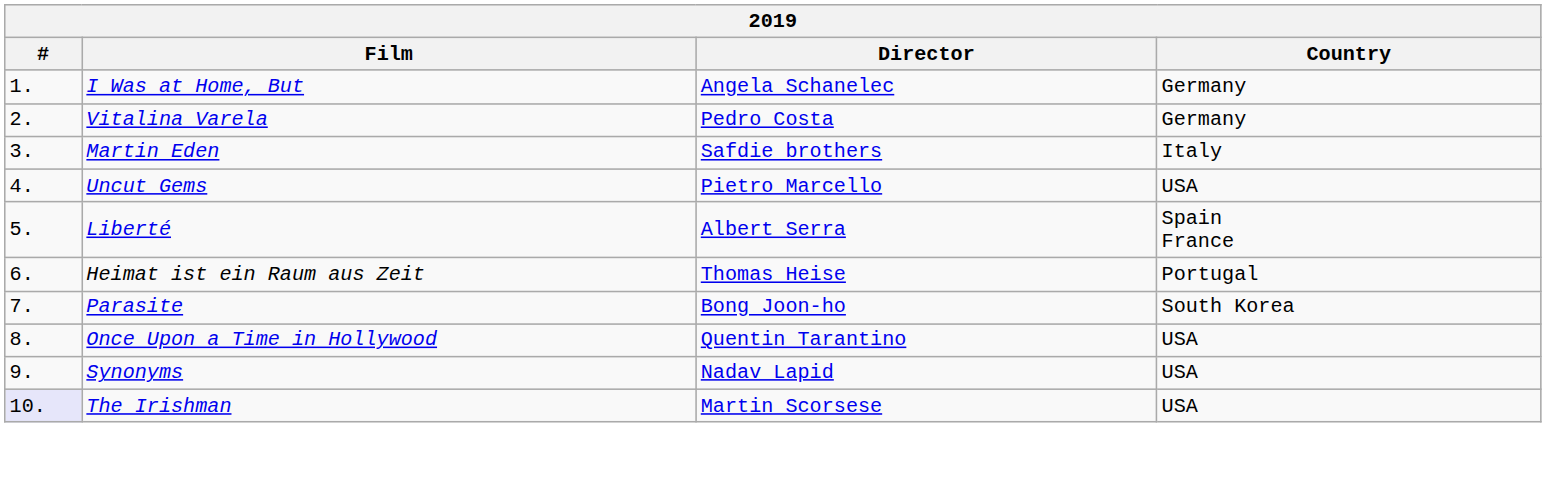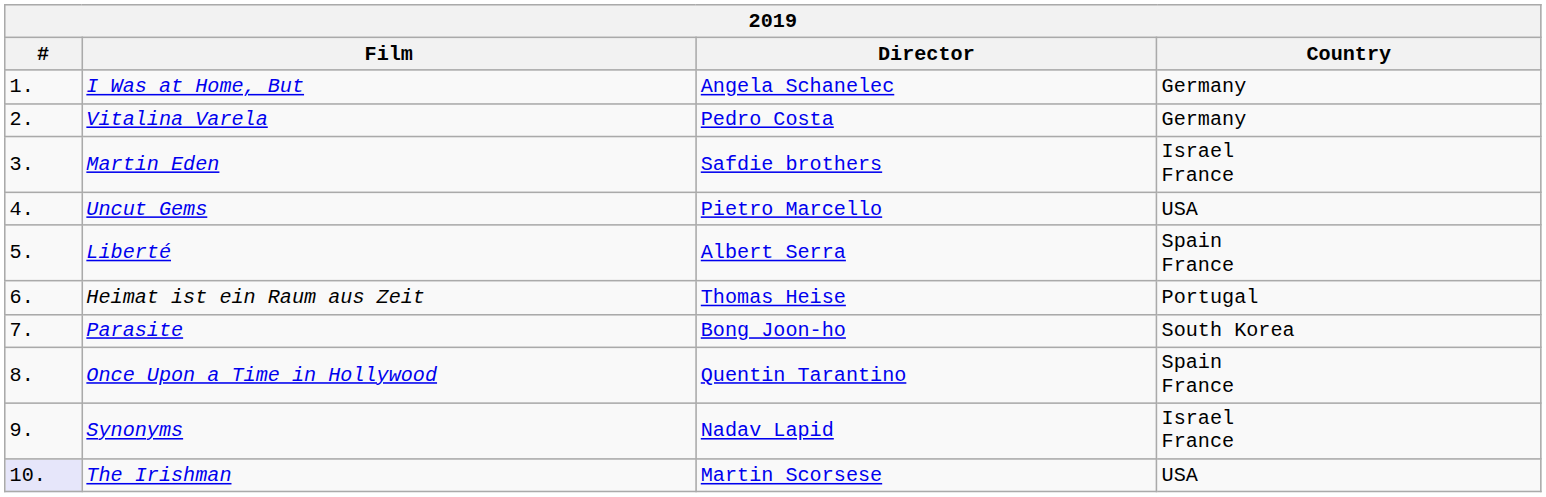(1192, 153) Italy -> (1198, 164) Israel France
(1180, 340) USA -> (1198, 375) Spain France
(1180, 373) USA -> (1198, 431) Israel France
